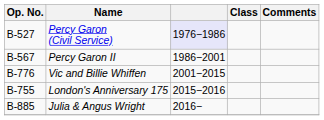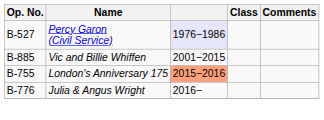- row: (82, 57)
(21, 73) B-776 -> (21, 57) B-885
(199, 90) no background -> (199, 73) lightsalmon background
(21, 106) B-885 -> (21, 90) B-776
